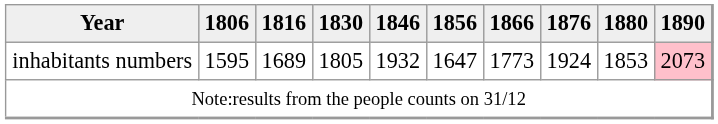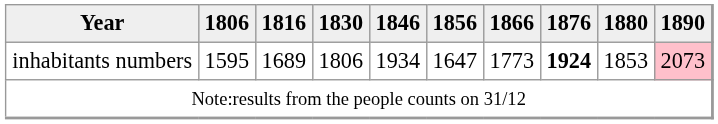(341, 60) 1805 -> (341, 60) 1806
(398, 60) 1932 -> (398, 60) 1934
(569, 60) normal -> (569, 60) bold
